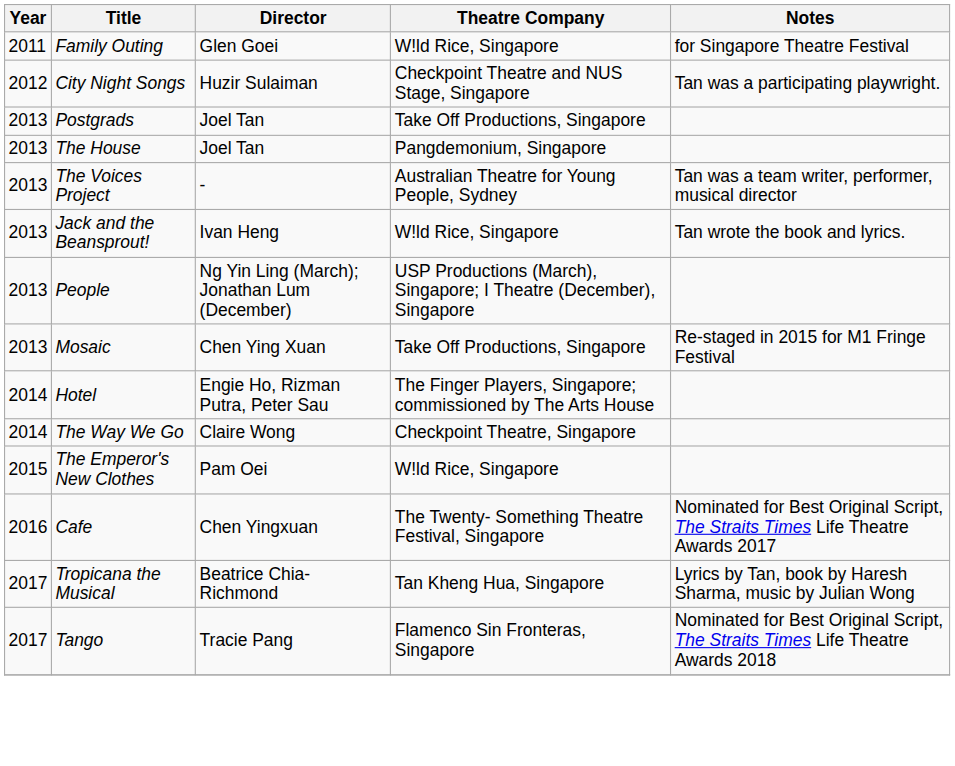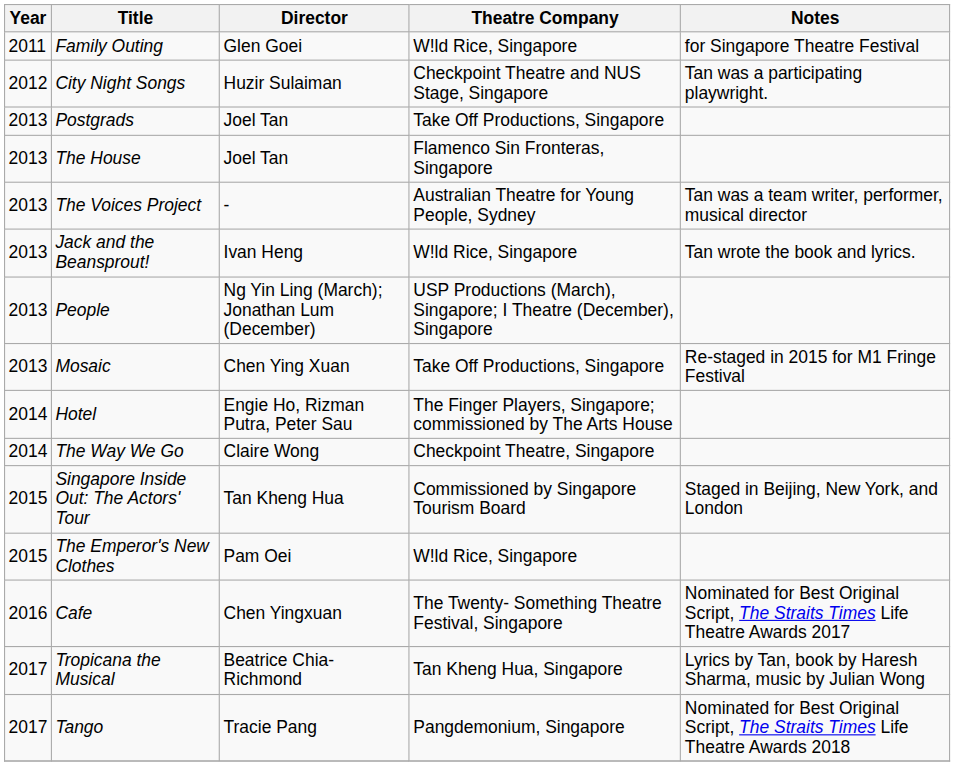(500, 148) Pangdemonium, Singapore -> (509, 158) Flamenco Sin Fronteras, Singapore
+ row: (121, 499)
(490, 640) Flamenco Sin Fronteras, Singapore -> (519, 727) Pangdemonium, Singapore
